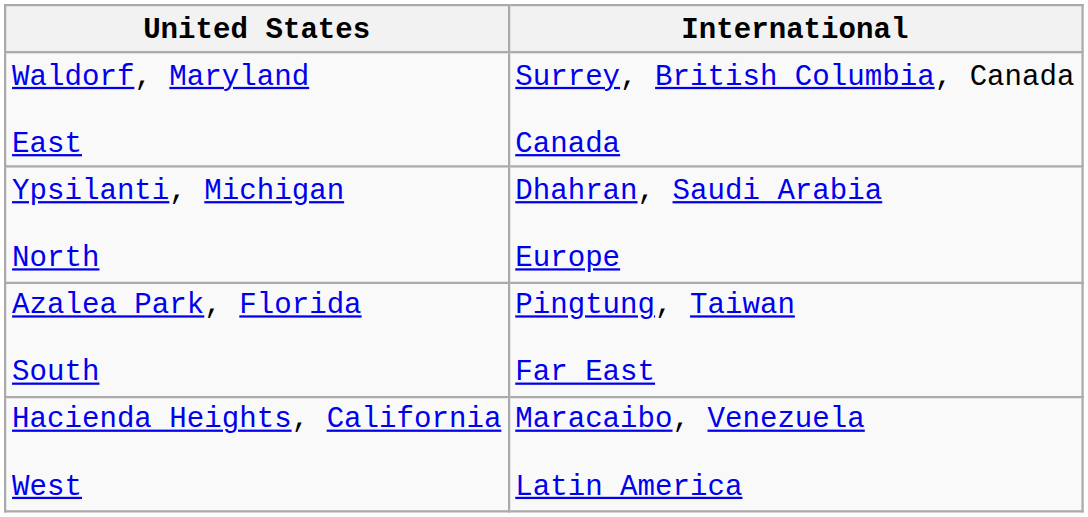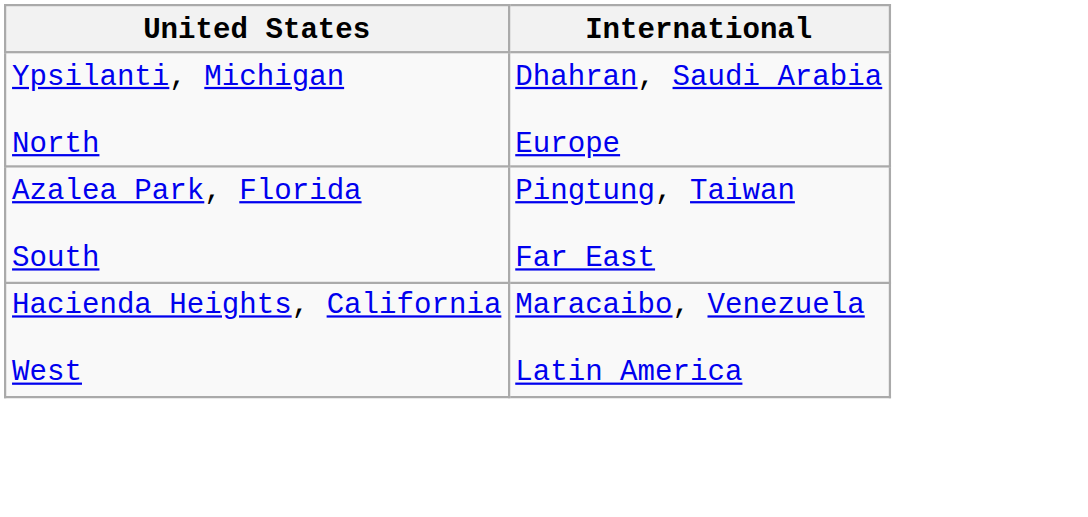- row: (161, 110)
